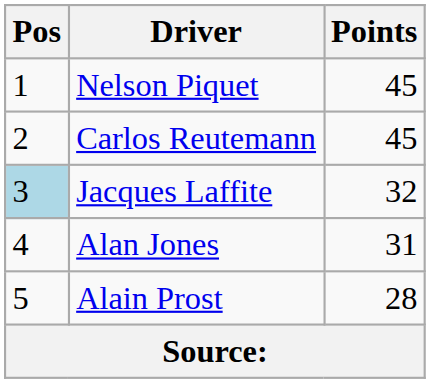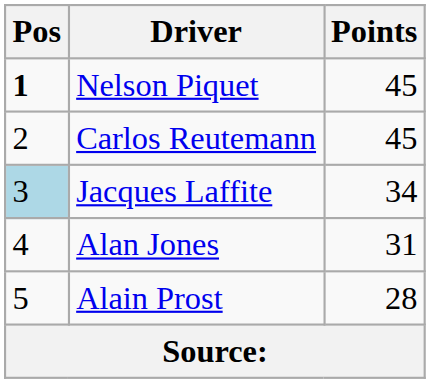(21, 84) normal -> (21, 84) bold
(401, 191) 32 -> (401, 191) 34
